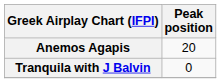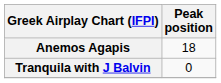(189, 48) 20 -> (189, 48) 18
